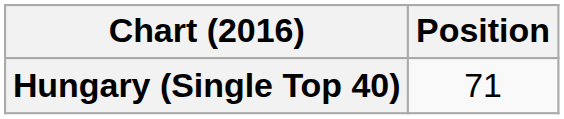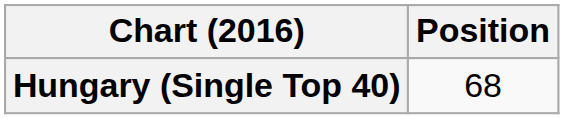(483, 85) 71 -> (483, 85) 68
